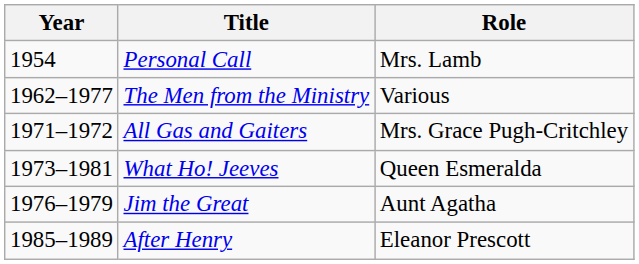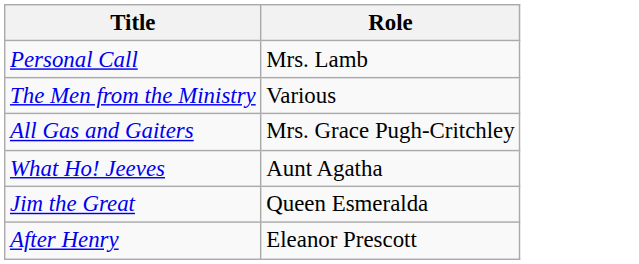- column: (61, 22)
(461, 167) Queen Esmeralda -> (324, 167) Aunt Agatha
(438, 204) Aunt Agatha -> (347, 204) Queen Esmeralda
